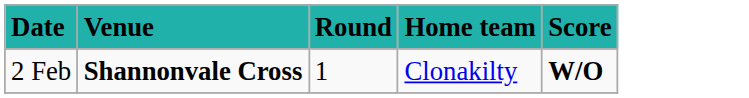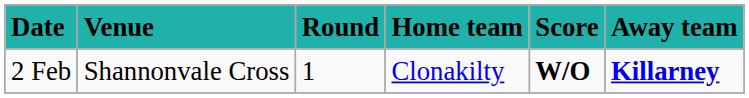+ column: (674, 25)
(193, 70) bold -> (187, 70) normal
